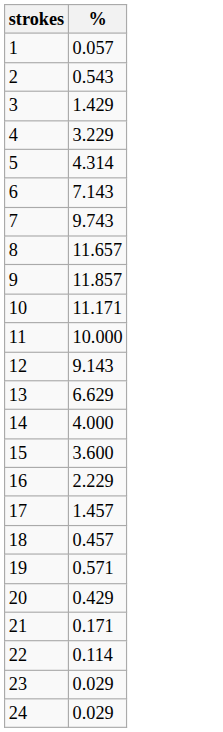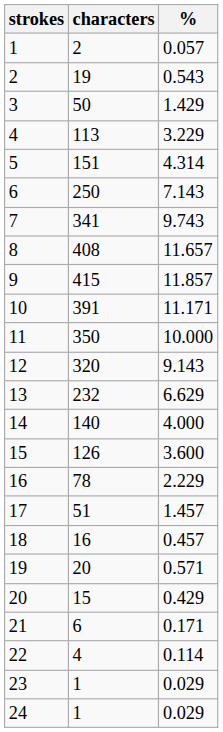+ column: (114, 18)
